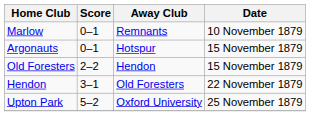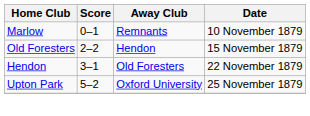- row: (32, 48)
